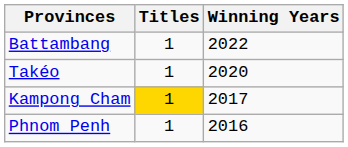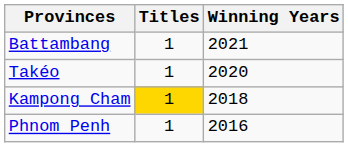(228, 46) 2022 -> (228, 46) 2021
(228, 101) 2017 -> (228, 101) 2018
